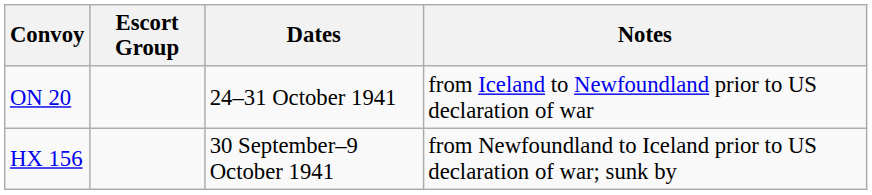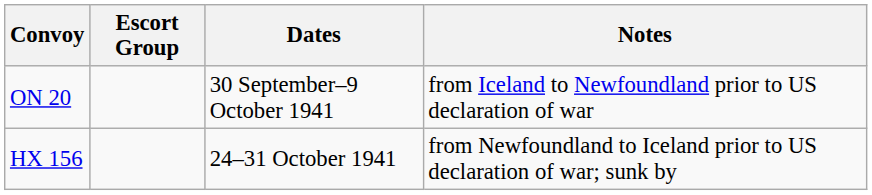(303, 96) 24–31 October 1941 -> (284, 96) 30 September–9 October 1941
(284, 158) 30 September–9 October 1941 -> (303, 158) 24–31 October 1941
